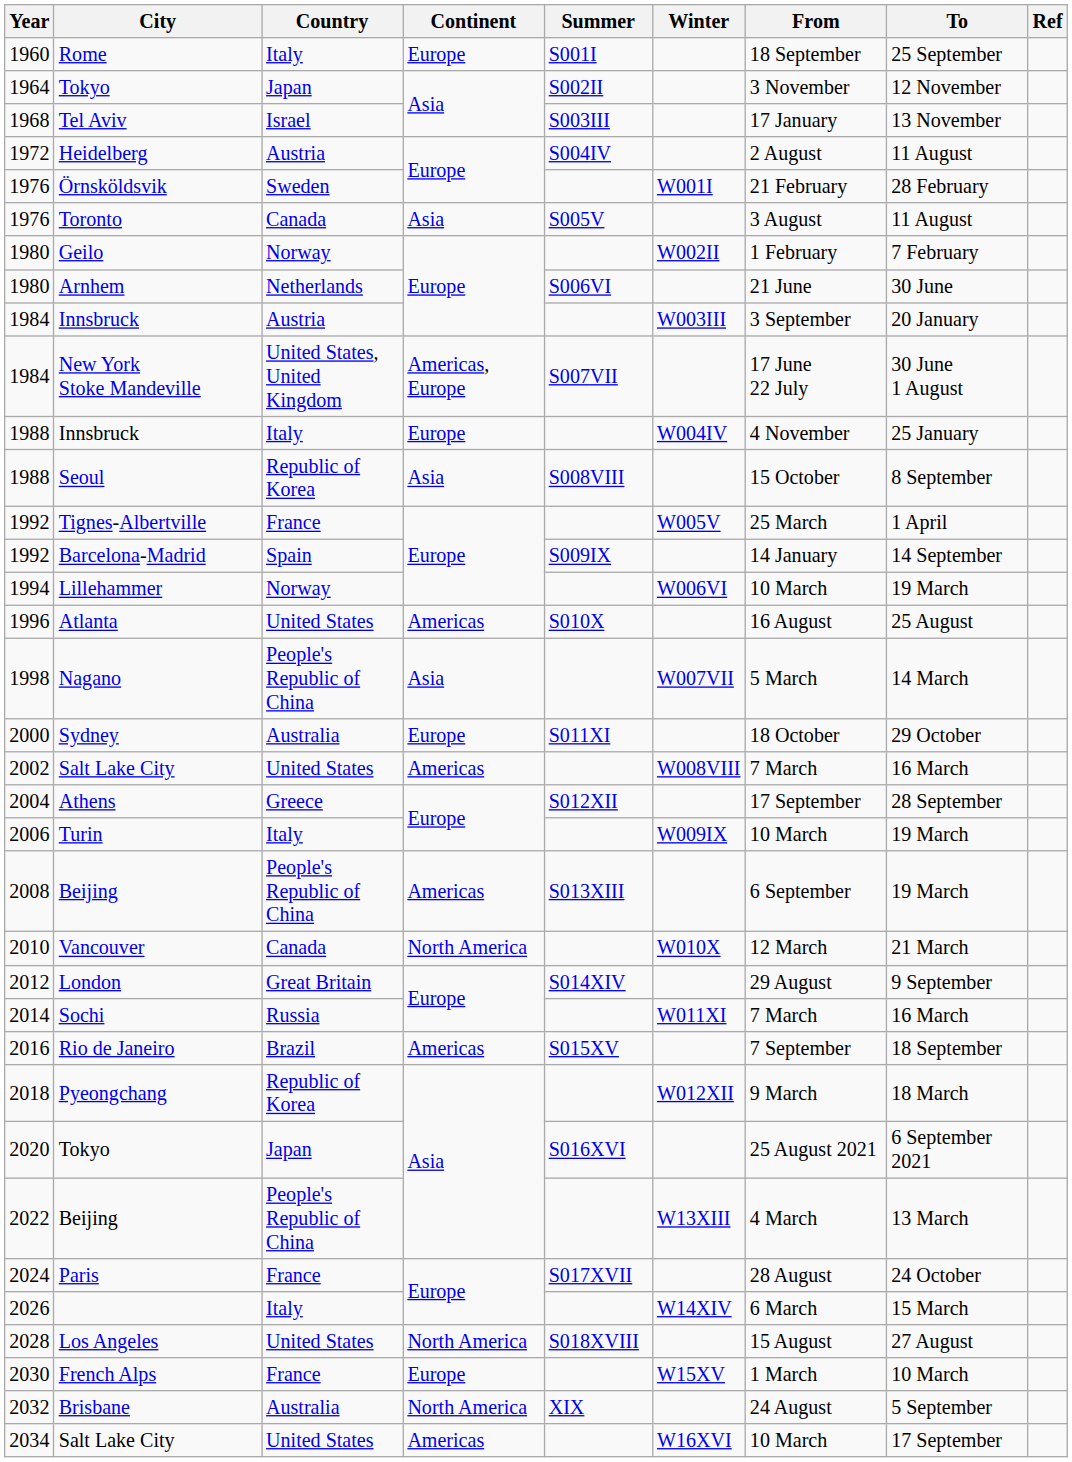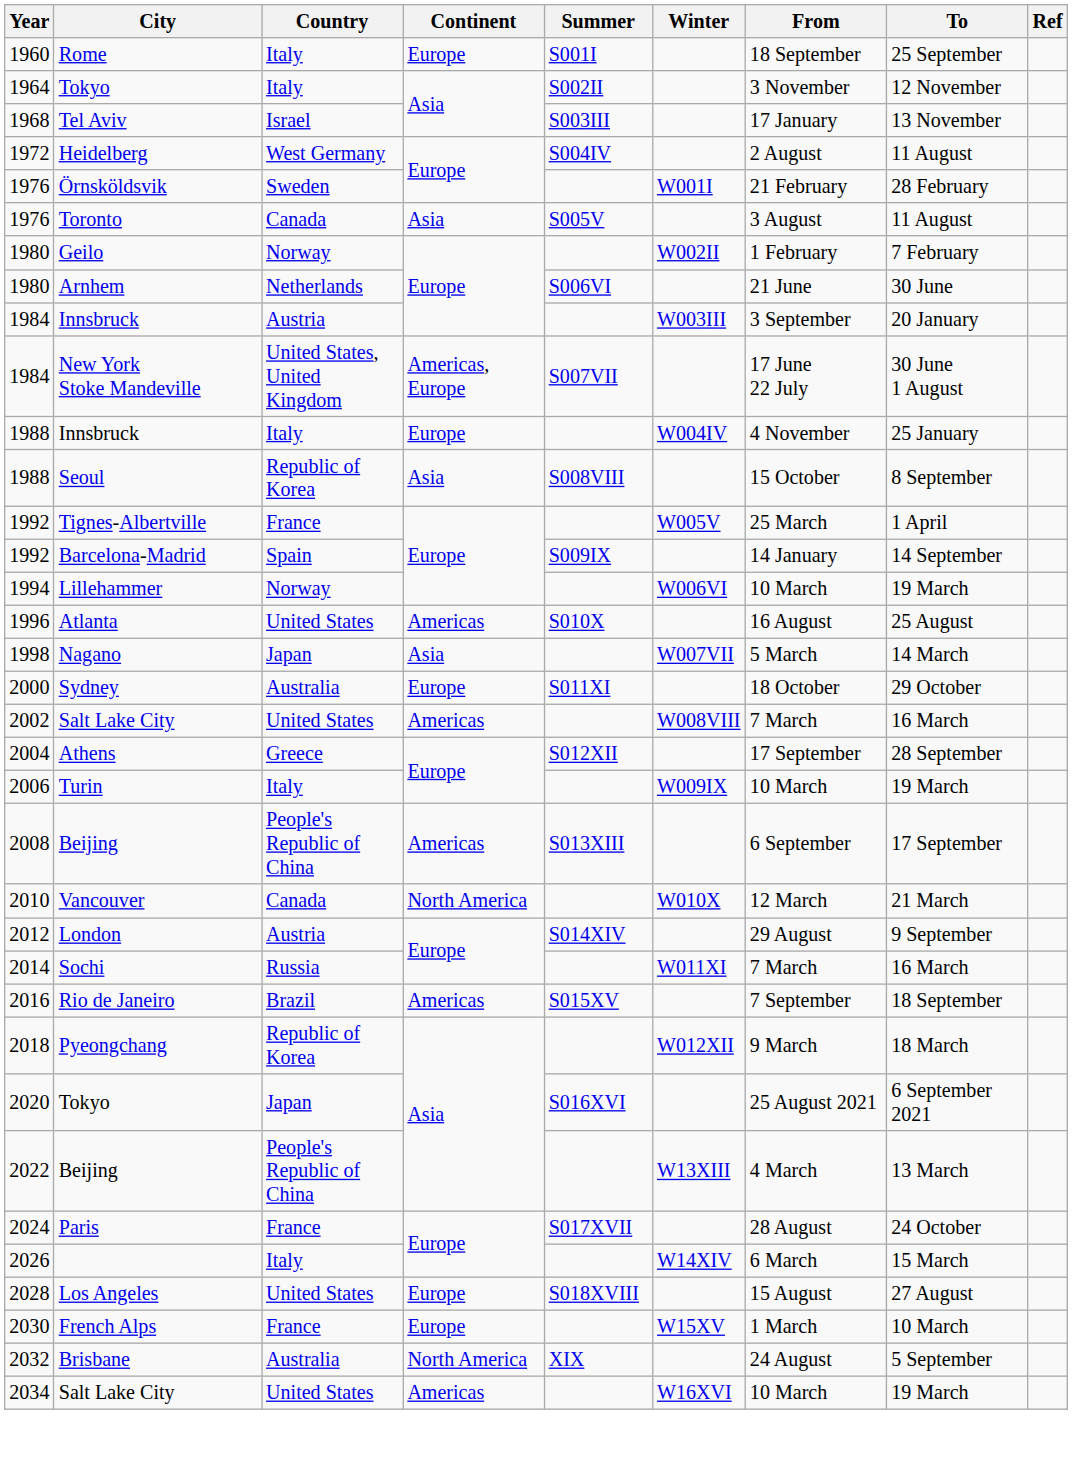(289, 87) Japan -> (284, 87) Italy
(296, 153) Austria -> (326, 153) West Germany
(313, 678) People's Republic of China -> (289, 654) Japan
(930, 891) 19 March -> (947, 844) 17 September
(319, 981) Great Britain -> (296, 934) Austria
(467, 1341) North America -> (436, 1293) Europe
(947, 1440) 17 September -> (930, 1392) 19 March
